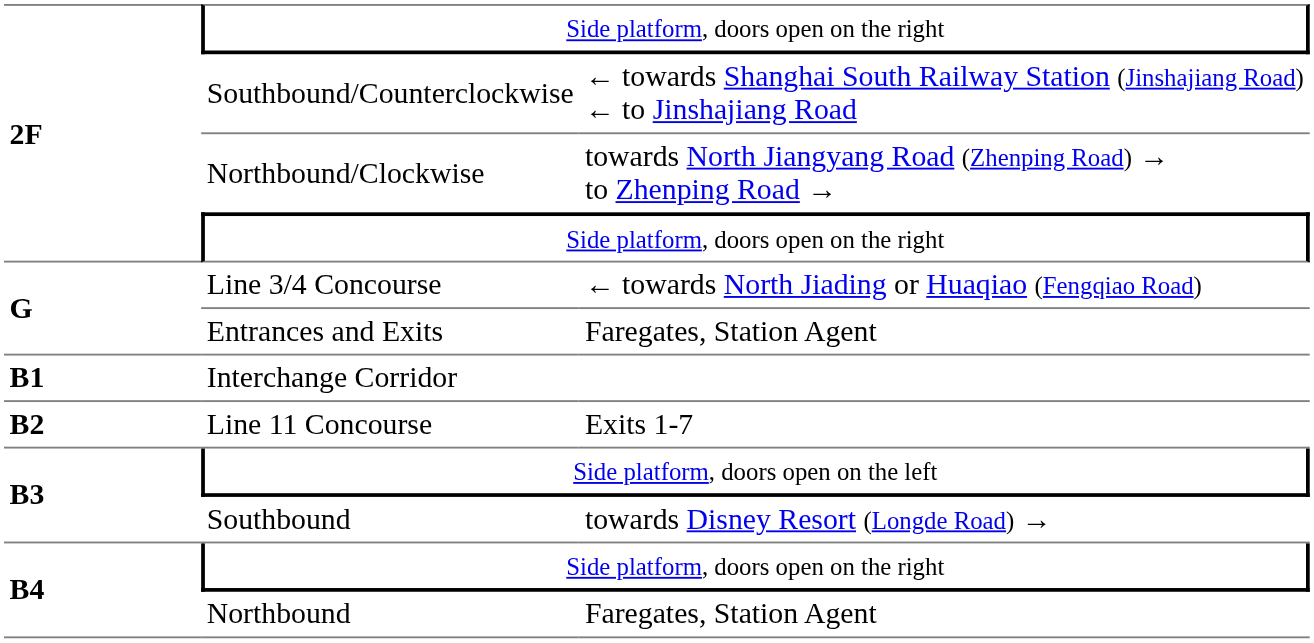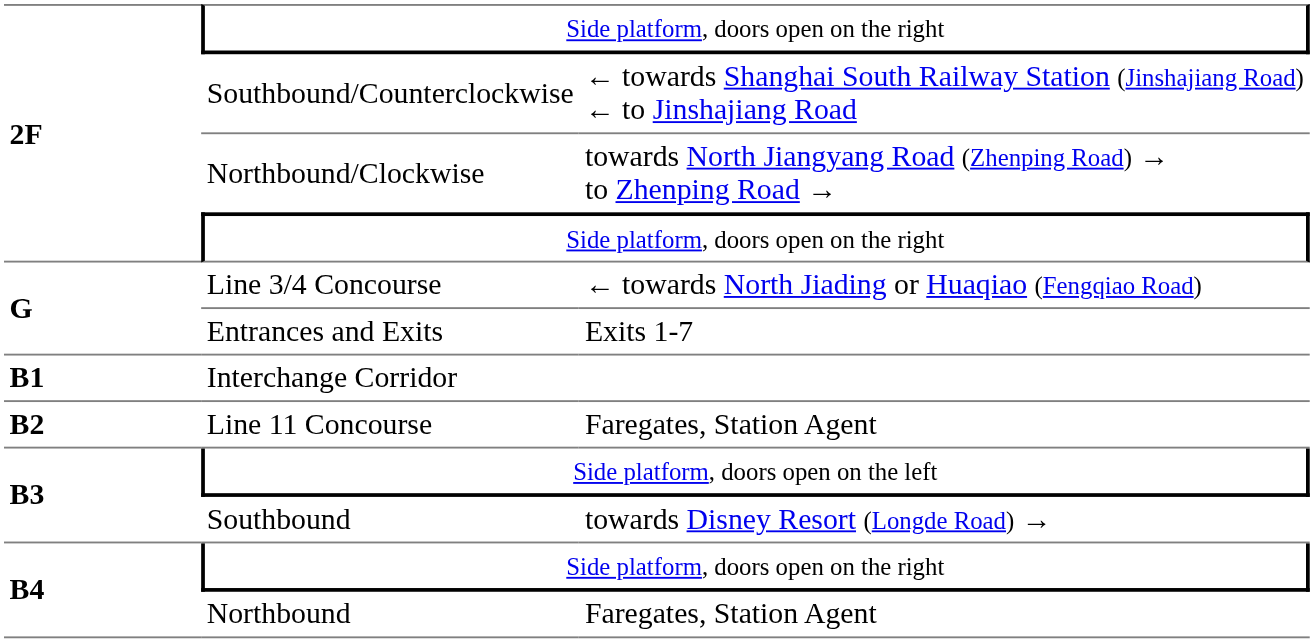(731, 330) Faregates, Station Agent -> (639, 330) Exits 1-7
(639, 423) Exits 1-7 -> (731, 423) Faregates, Station Agent
